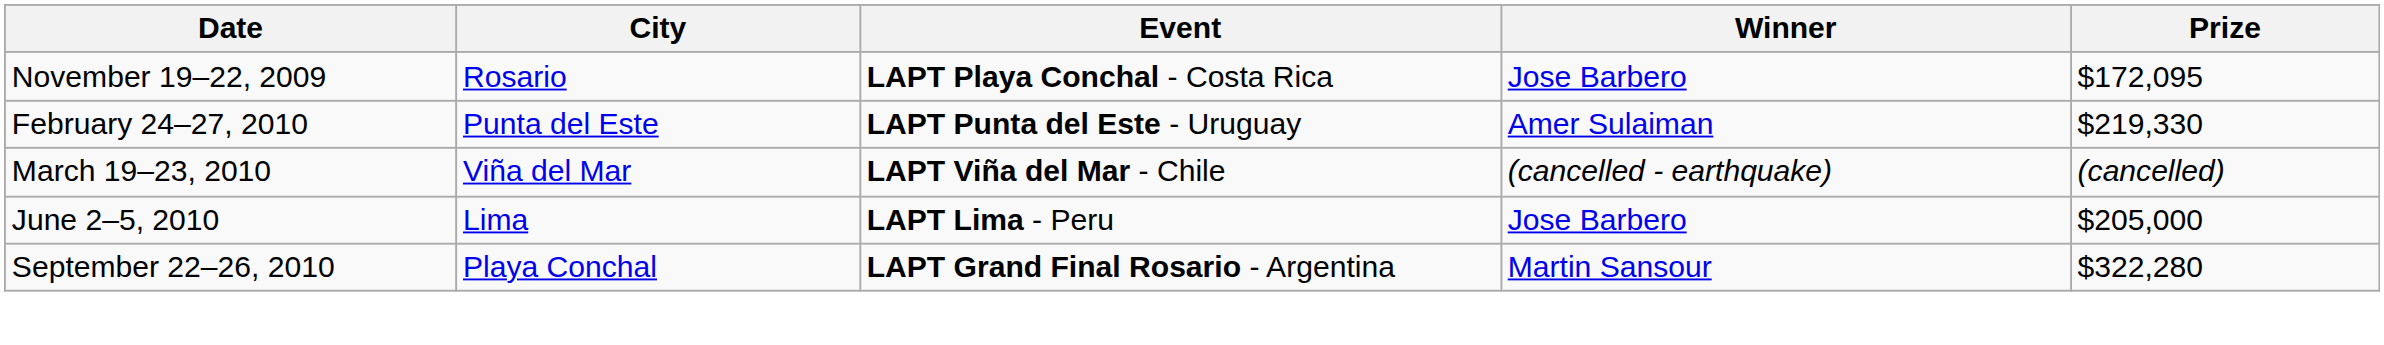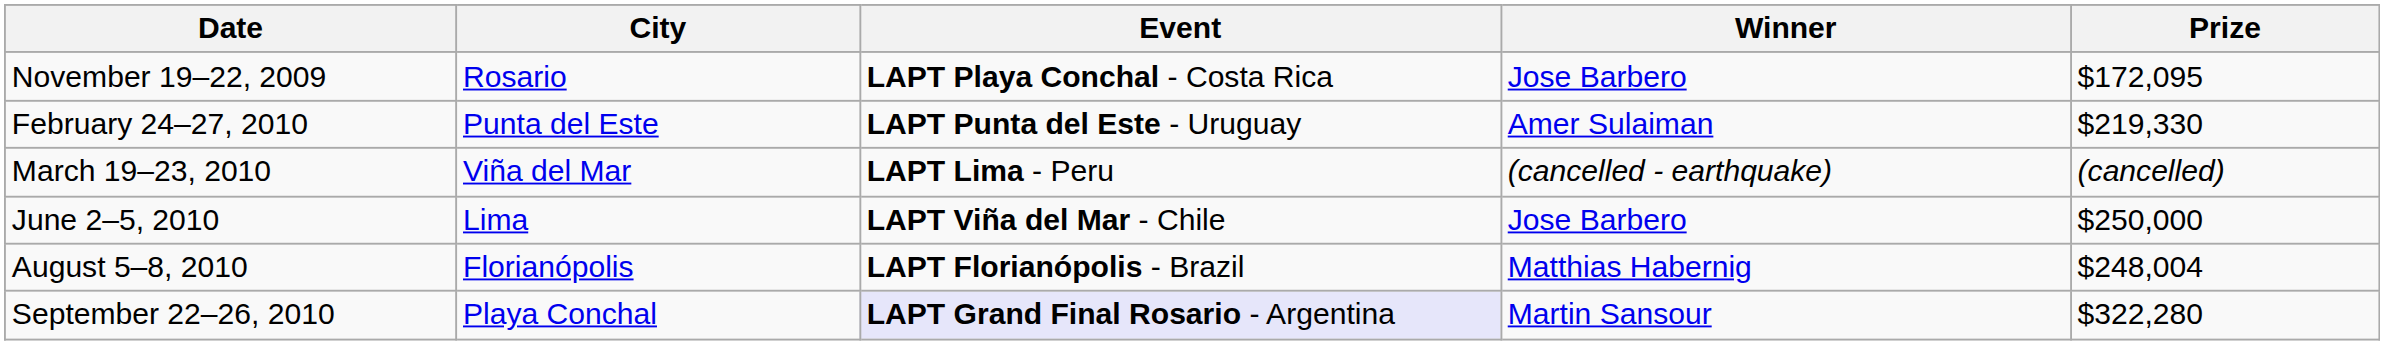(1046, 171) LAPT Viña del Mar - Chile -> (990, 171) LAPT Lima - Peru
(990, 219) LAPT Lima - Peru -> (1046, 219) LAPT Viña del Mar - Chile
(2140, 219) $205,000 -> (2140, 219) $250,000
+ row: (130, 266)
(1131, 266) no background -> (1131, 314) lavender background
